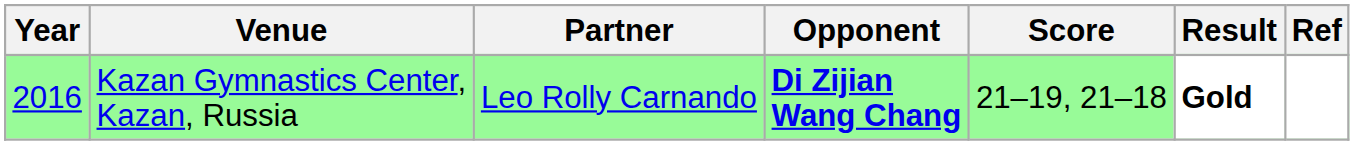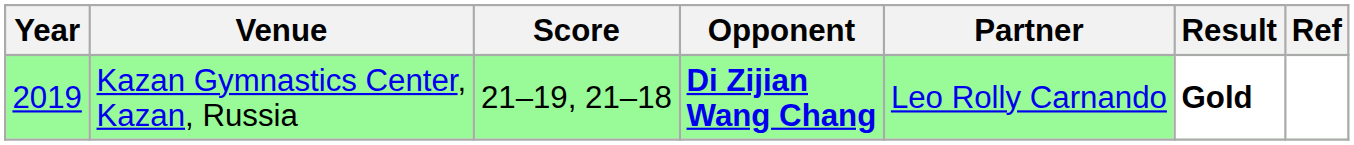columns swapped: (619, 30) <-> (1071, 30)
(47, 97) 2016 -> (47, 97) 2019
